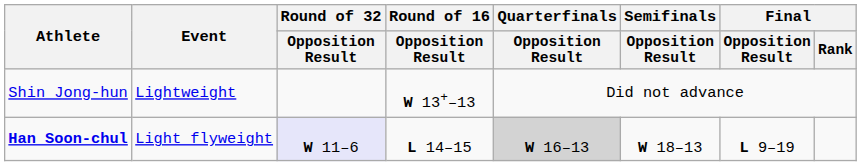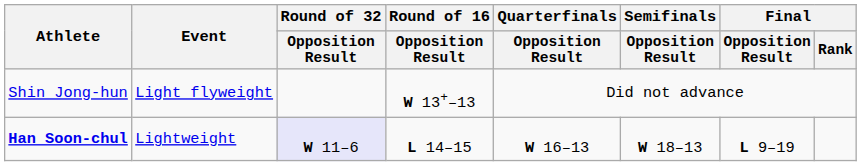(186, 93) Lightweight -> (204, 93) Light flyweight
(204, 139) Light flyweight -> (186, 139) Lightweight
(557, 148) lightgrey background -> (557, 148) no background
